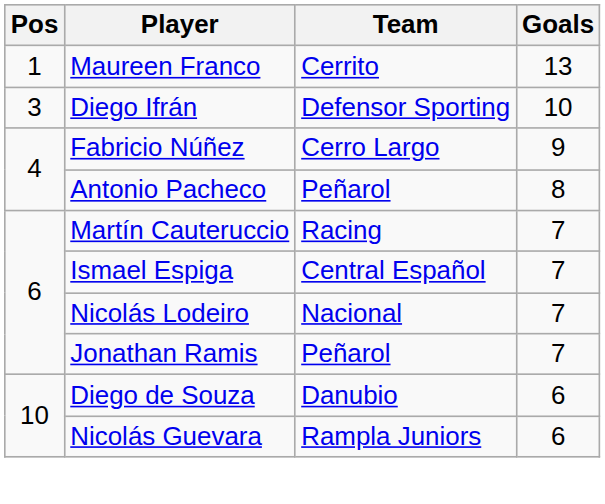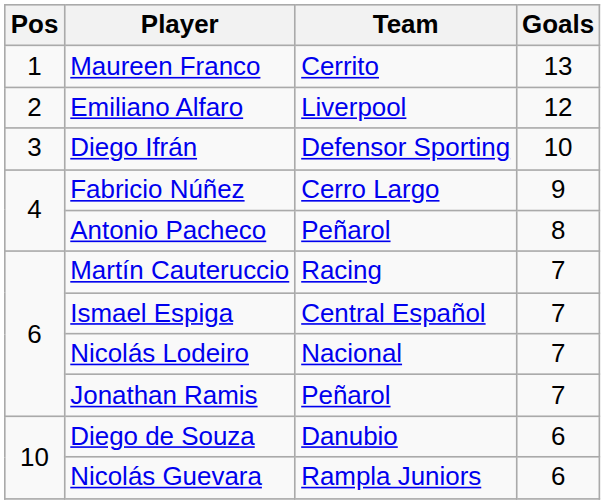+ row: (157, 107)
